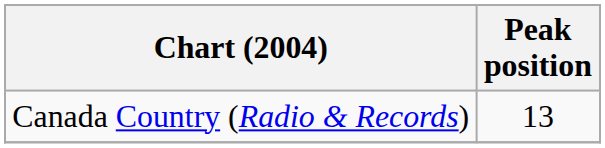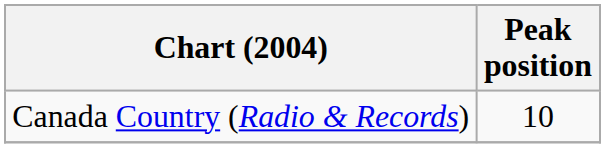(538, 116) 13 -> (538, 116) 10
